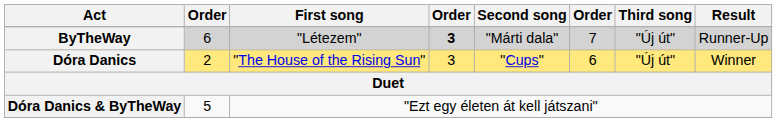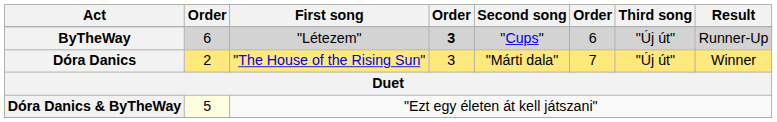(522, 38) "Márti dala" -> (522, 38) "Cups"
(593, 38) 7 -> (593, 38) 6
(522, 60) "Cups" -> (522, 60) "Márti dala"
(593, 60) 6 -> (593, 60) 7
(207, 106) no background -> (207, 106) lightyellow background
